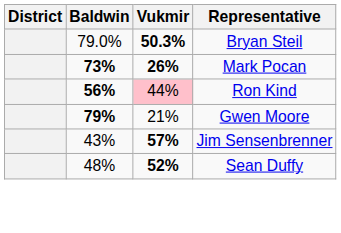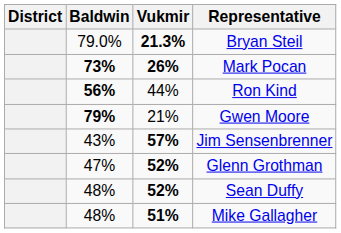(163, 41) 50.3% -> (163, 41) 21.3%
(163, 91) pink background -> (163, 91) no background
+ row: (264, 166)
+ row: (264, 215)
